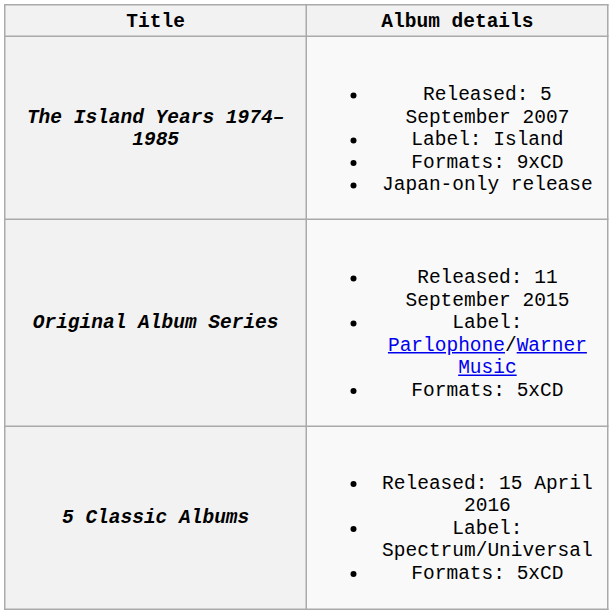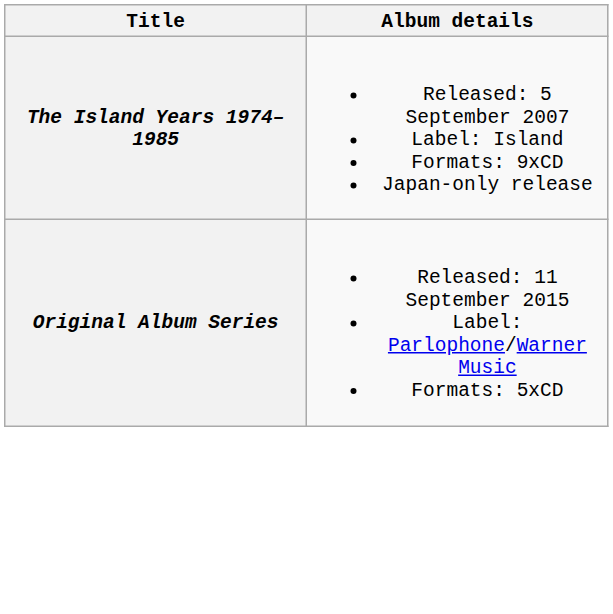- row: (156, 517)
